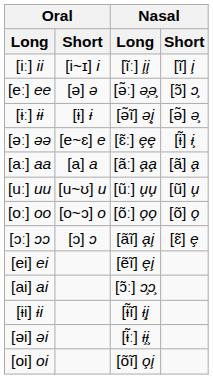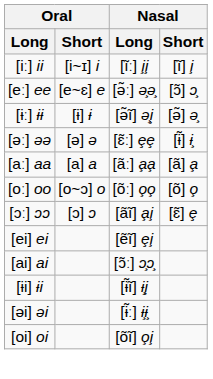(82, 90) [ə] ə -> (82, 90) [e~ɛ] e
(82, 139) [e~ɛ] e -> (82, 139) [ə] ə
- row: (30, 189)
